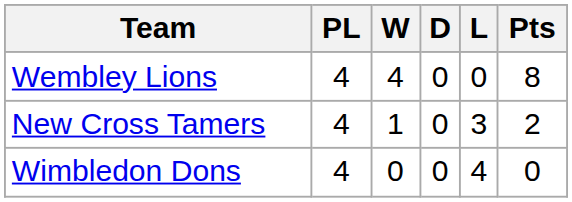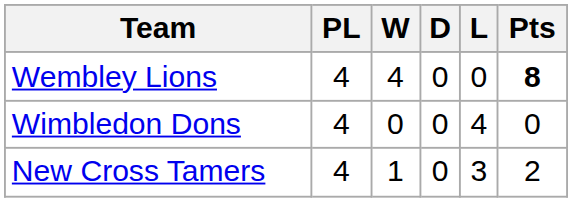(532, 76) normal -> (532, 76) bold
rows swapped: (139, 123) <-> (126, 171)
